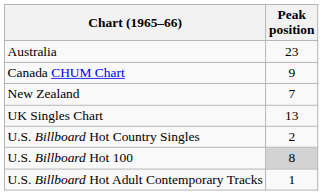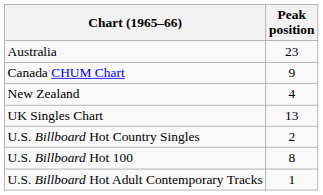(292, 94) 7 -> (292, 94) 4
(292, 158) lightgrey background -> (292, 158) no background
